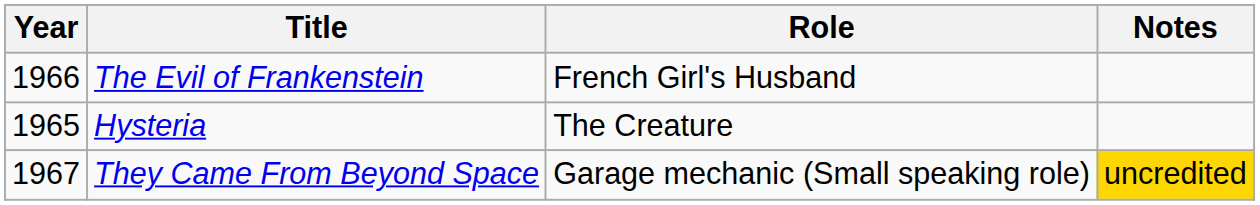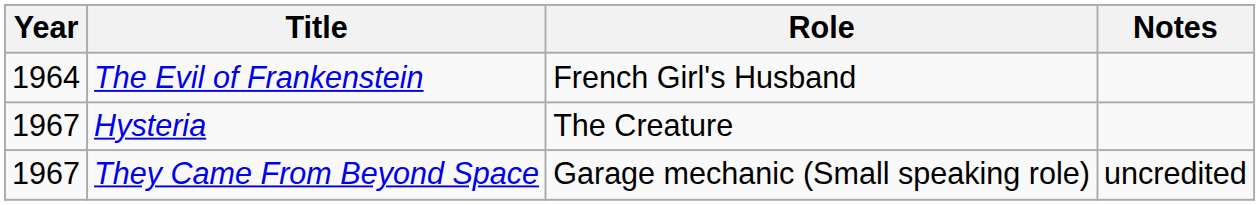(46, 77) 1966 -> (46, 77) 1964
(46, 125) 1965 -> (46, 125) 1967
(1175, 174) gold background -> (1175, 174) no background
